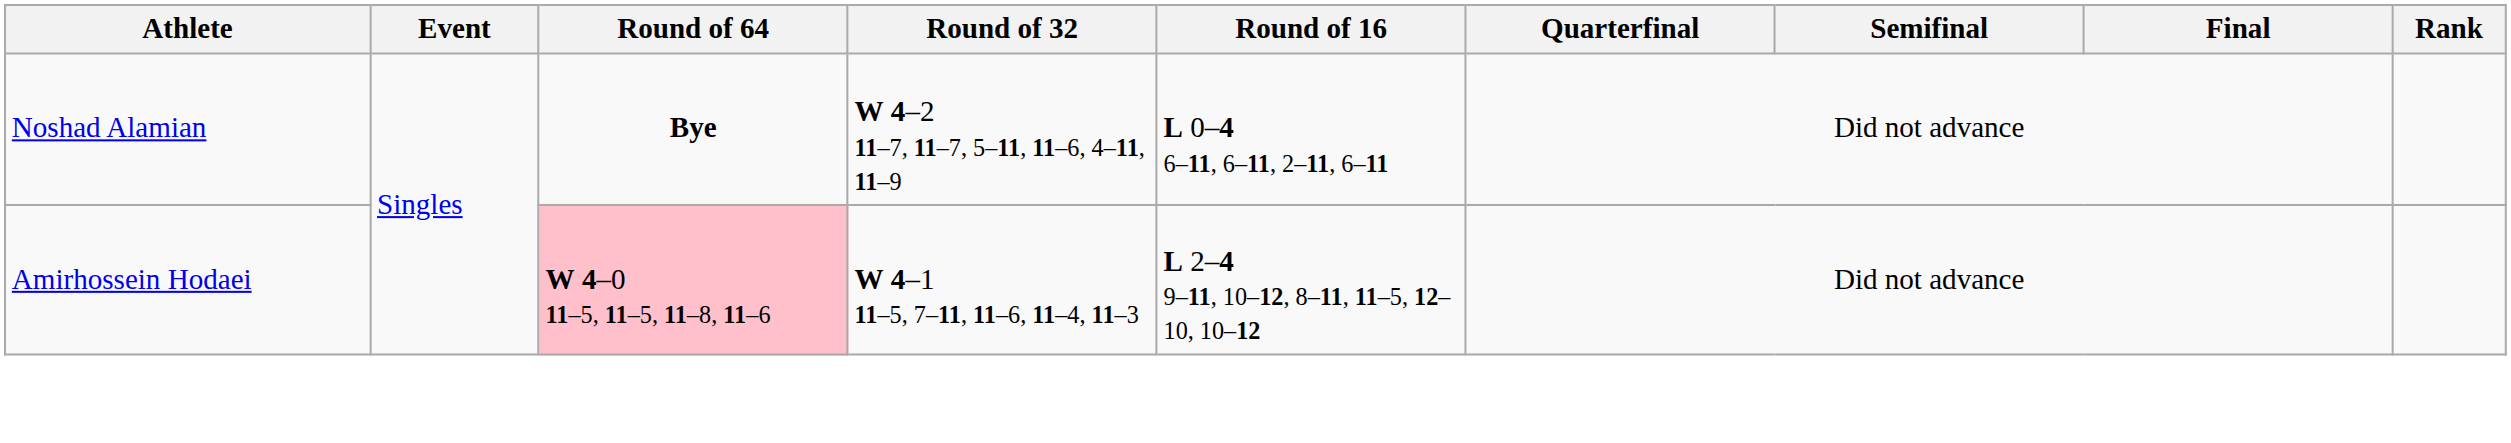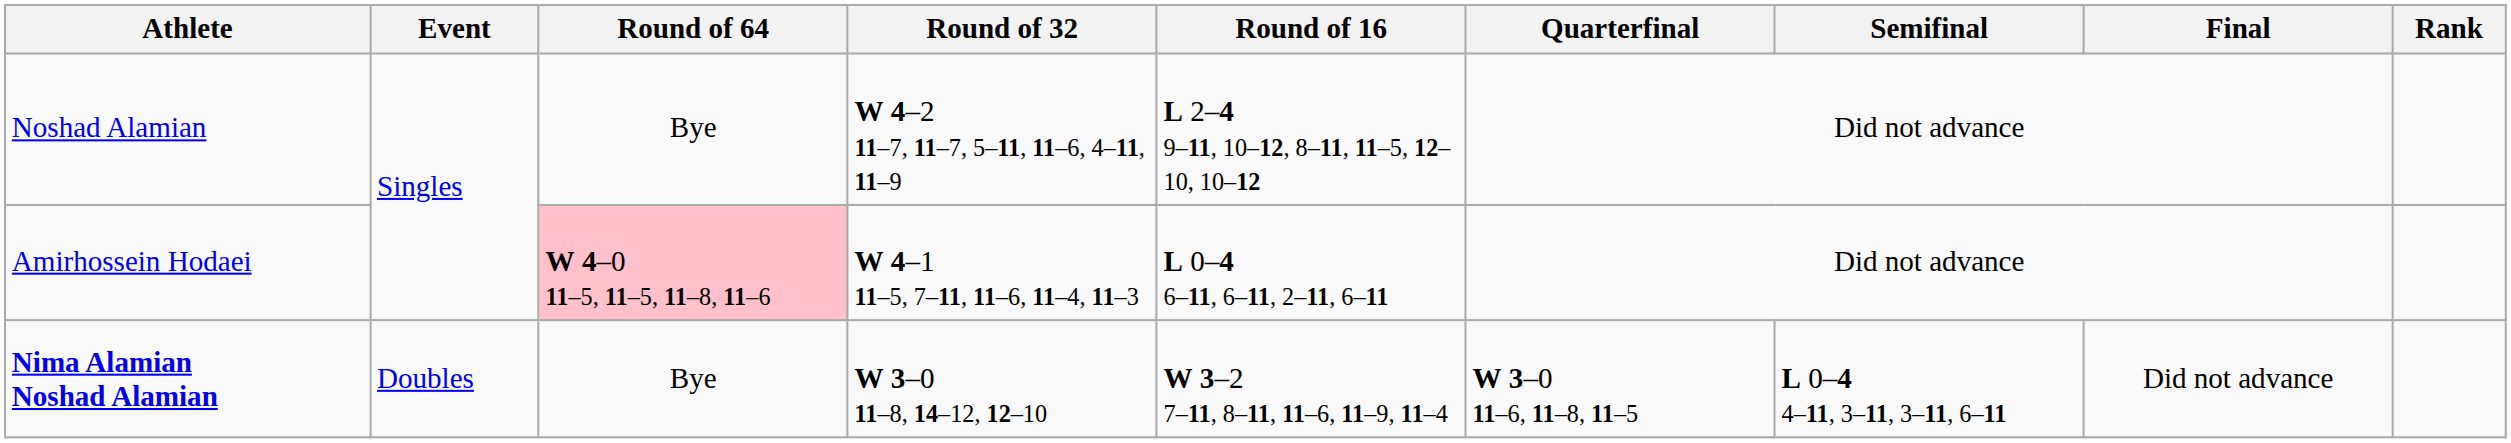(693, 128) bold -> (693, 128) normal
(1276, 145) L 0–4 6–11, 6–11, 2–11, 6–11 -> (1307, 145) L 2–4 9–11, 10–12, 8–11, 11–5, 12–10, 10–12
(1307, 296) L 2–4 9–11, 10–12, 8–11, 11–5, 12–10, 10–12 -> (1276, 279) L 0–4 6–11, 6–11, 2–11, 6–11
+ row: (115, 378)
